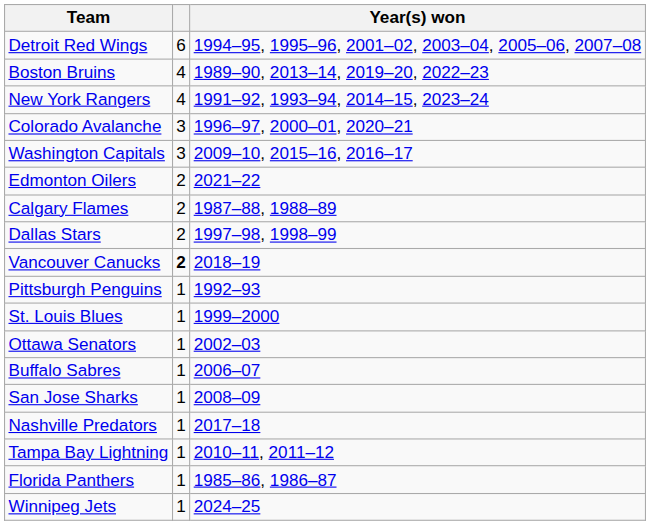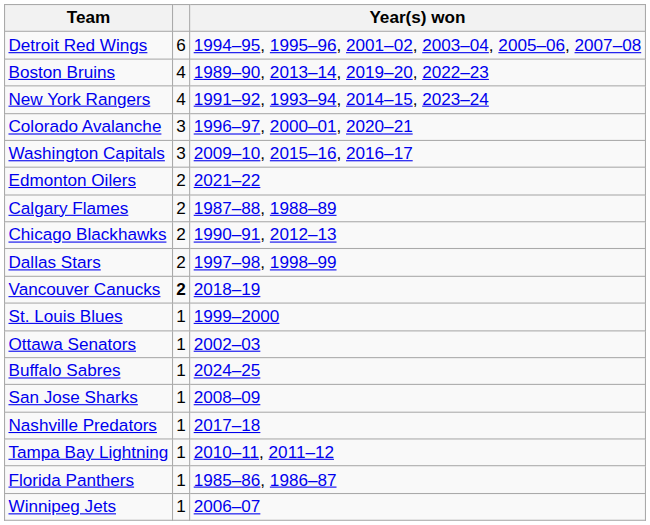+ row: (87, 235)
- row: (85, 289)
(227, 371) 2006–07 -> (227, 371) 2024–25
(227, 506) 2024–25 -> (227, 506) 2006–07
